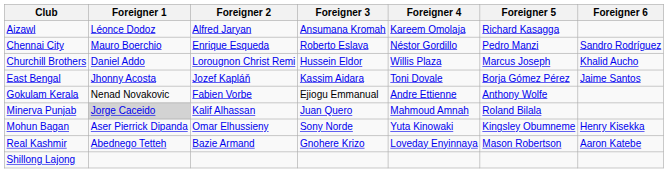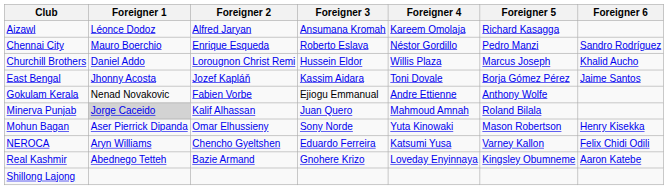(529, 127) Kingsley Obumneme -> (522, 127) Mason Robertson
+ row: (28, 143)
(522, 143) Mason Robertson -> (529, 160) Kingsley Obumneme
